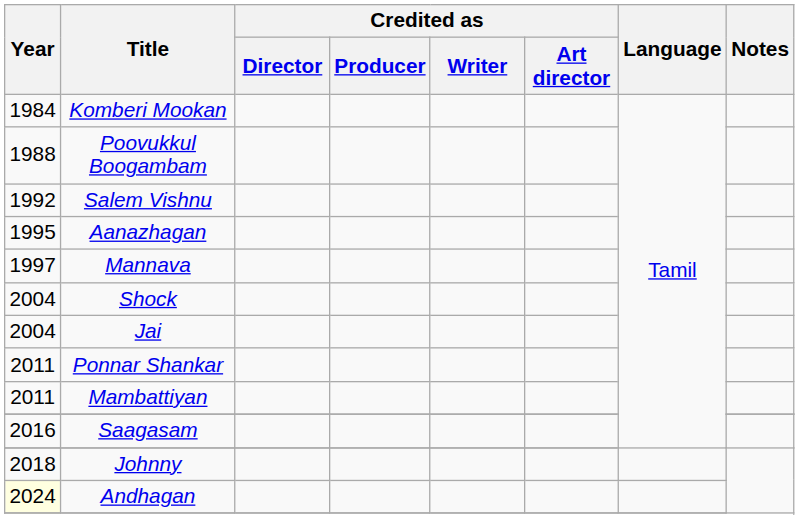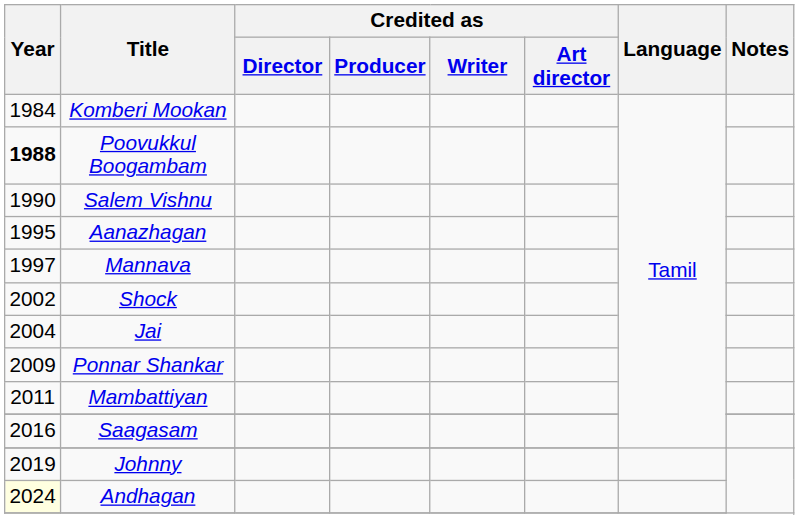(33, 155) normal -> (33, 155) bold
(33, 199) 1992 -> (33, 199) 1990
(33, 298) 2004 -> (33, 298) 2002
(33, 364) 2011 -> (33, 364) 2009
(33, 463) 2018 -> (33, 463) 2019
